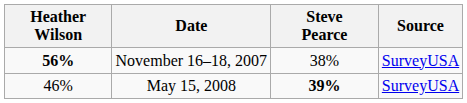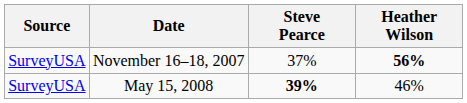columns swapped: (421, 26) <-> (58, 26)
(324, 60) 38% -> (302, 60) 37%
